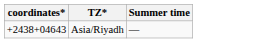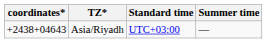+ column: (161, 12)
